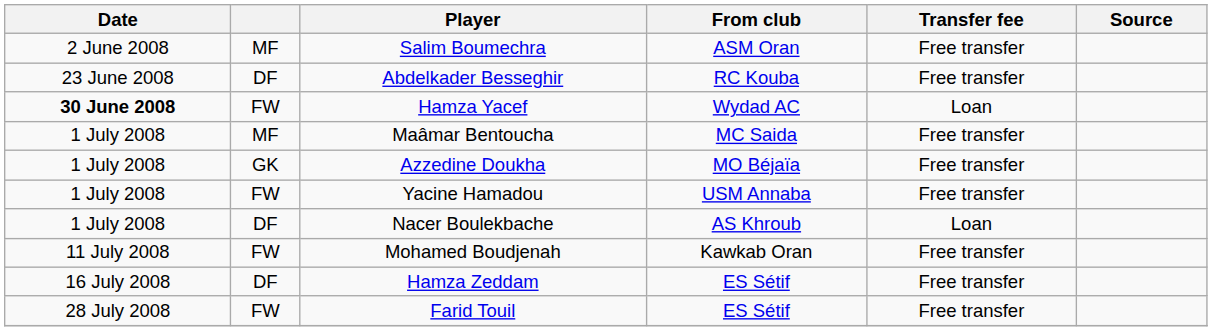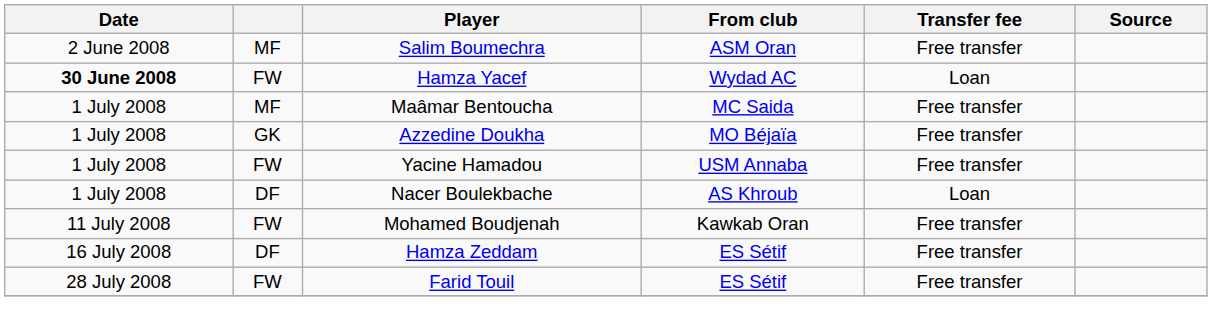- row: (473, 77)
